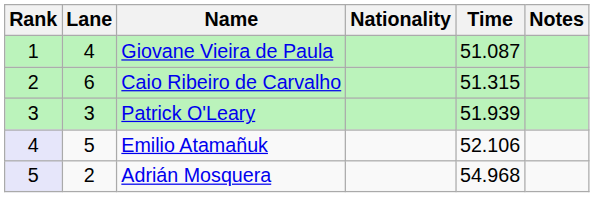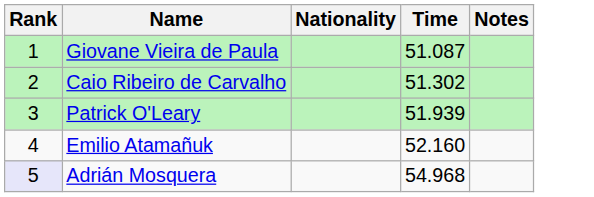- column: (89, 20)
(490, 82) 51.315 -> (435, 82) 51.302
(33, 144) lavender background -> (33, 144) no background
(490, 144) 52.106 -> (435, 144) 52.160
